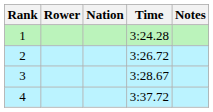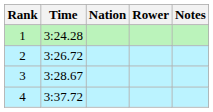columns swapped: (62, 14) <-> (149, 14)
